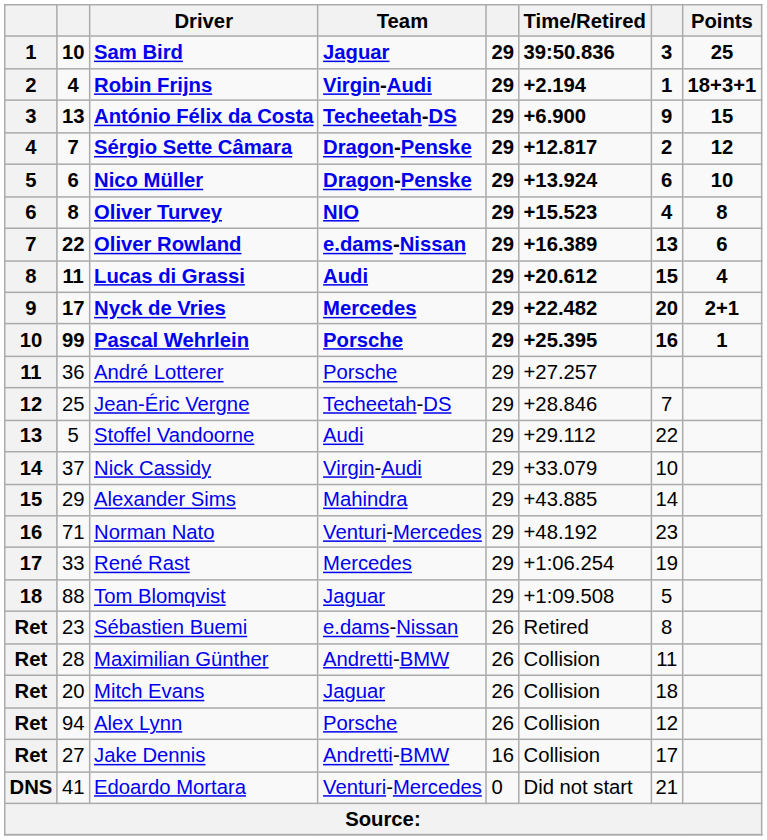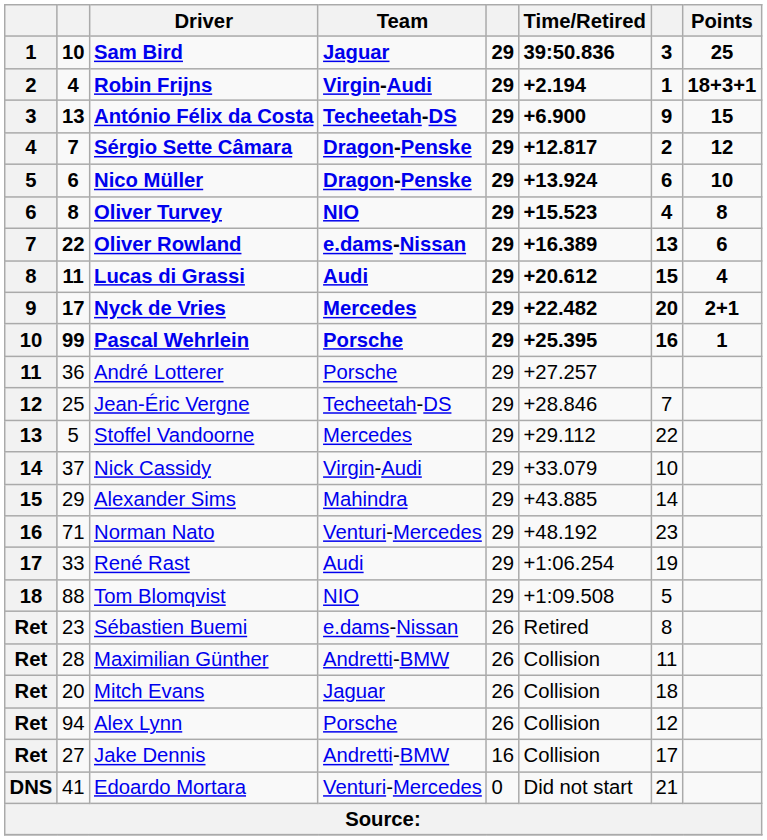(343, 436) Audi -> (368, 436) Mercedes
(368, 563) Mercedes -> (343, 563) Audi
(354, 595) Jaguar -> (341, 595) NIO
